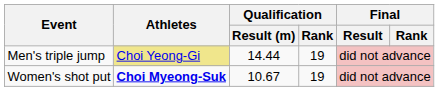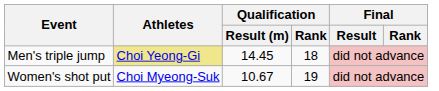(264, 56) 14.44 -> (257, 56) 14.45
(317, 56) 19 -> (311, 56) 18
(171, 77) bold -> (168, 77) normal
